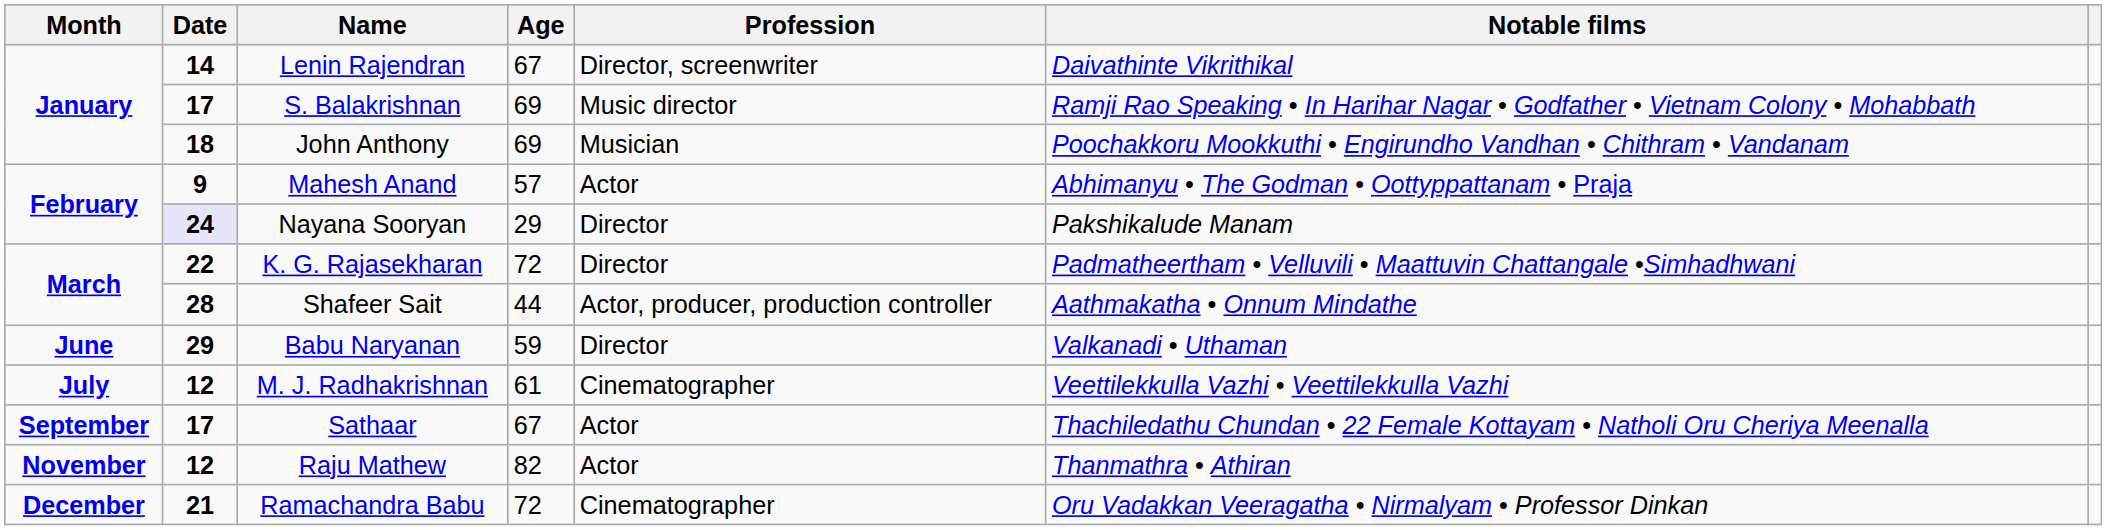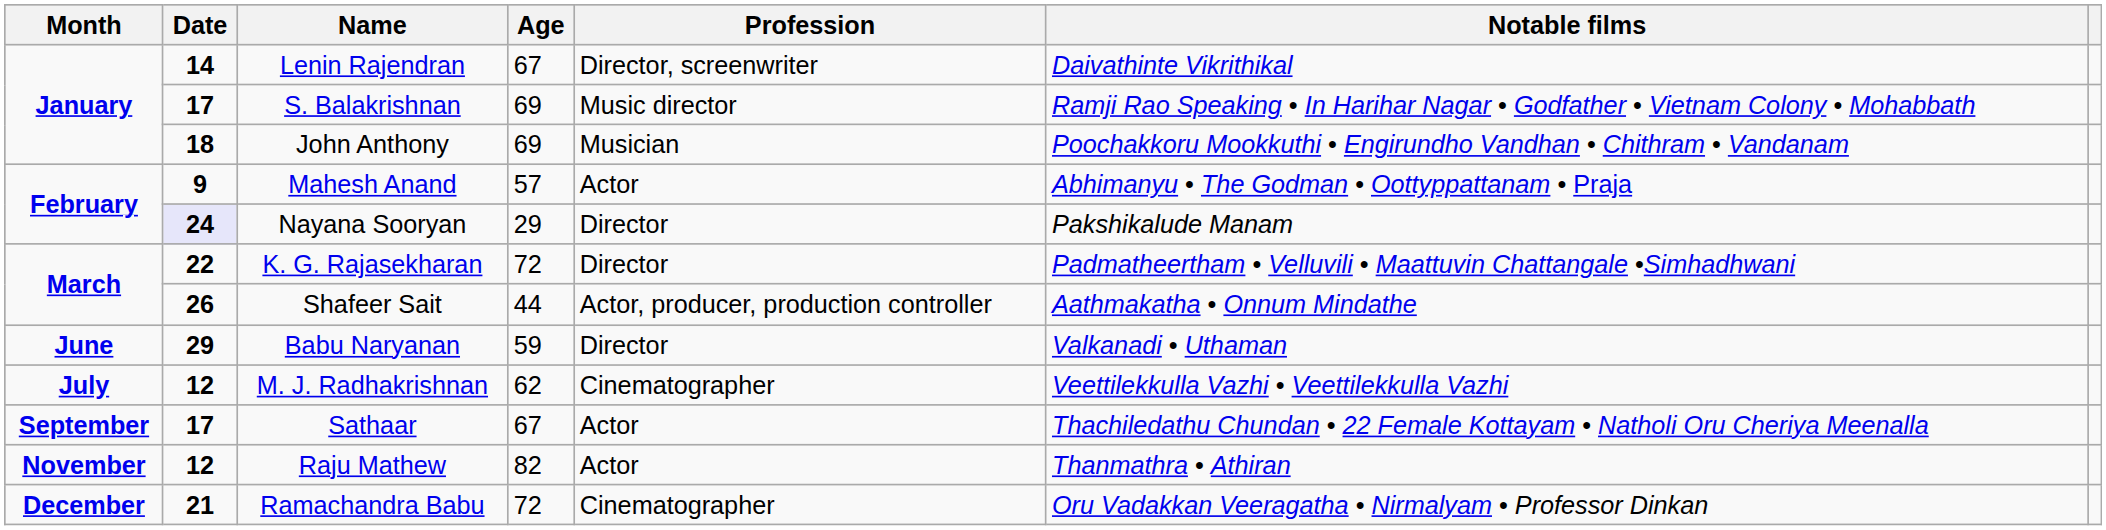(200, 305) 28 -> (200, 305) 26
(528, 384) 61 -> (528, 384) 62
